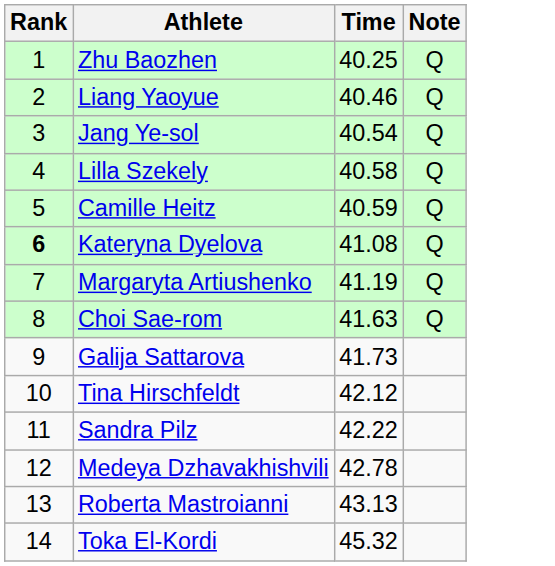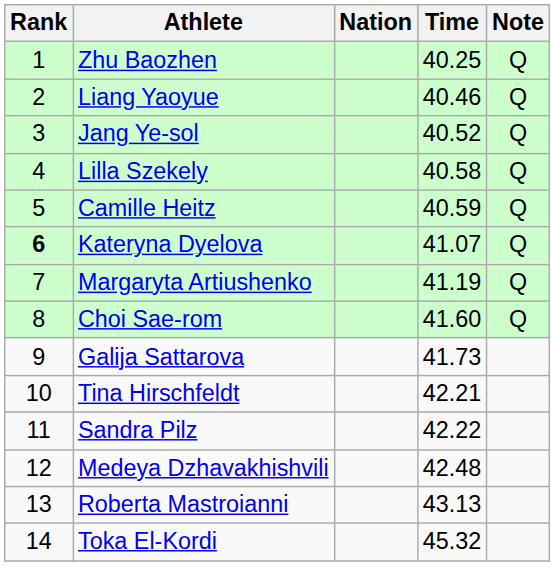+ column: (376, 23)
(369, 134) 40.54 -> (452, 134) 40.52
(369, 245) 41.08 -> (452, 245) 41.07
(369, 319) 41.63 -> (452, 319) 41.60
(369, 393) 42.12 -> (452, 393) 42.21
(369, 467) 42.78 -> (452, 467) 42.48
